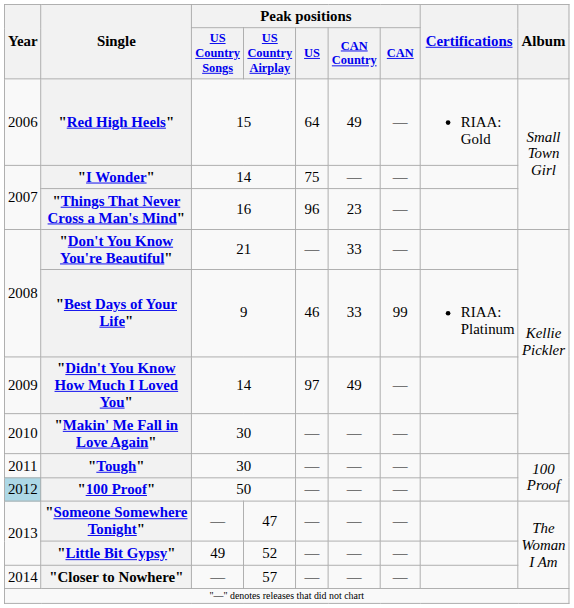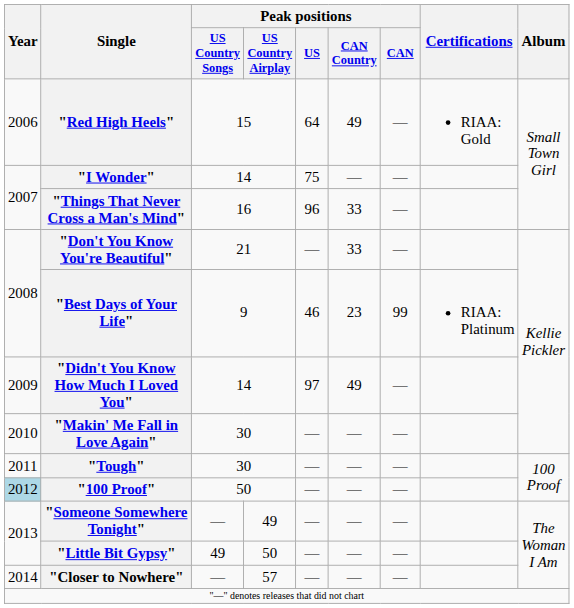(354, 209) 23 -> (354, 209) 33
(354, 313) 33 -> (354, 313) 23
(270, 521) 47 -> (270, 521) 49
(270, 553) 52 -> (270, 553) 50
